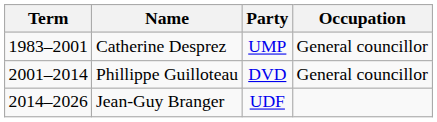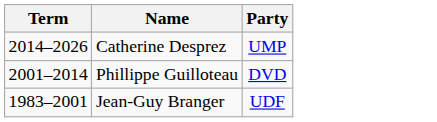- column: (362, 18)
(48, 46) 1983–2001 -> (48, 46) 2014–2026
(48, 102) 2014–2026 -> (48, 102) 1983–2001
